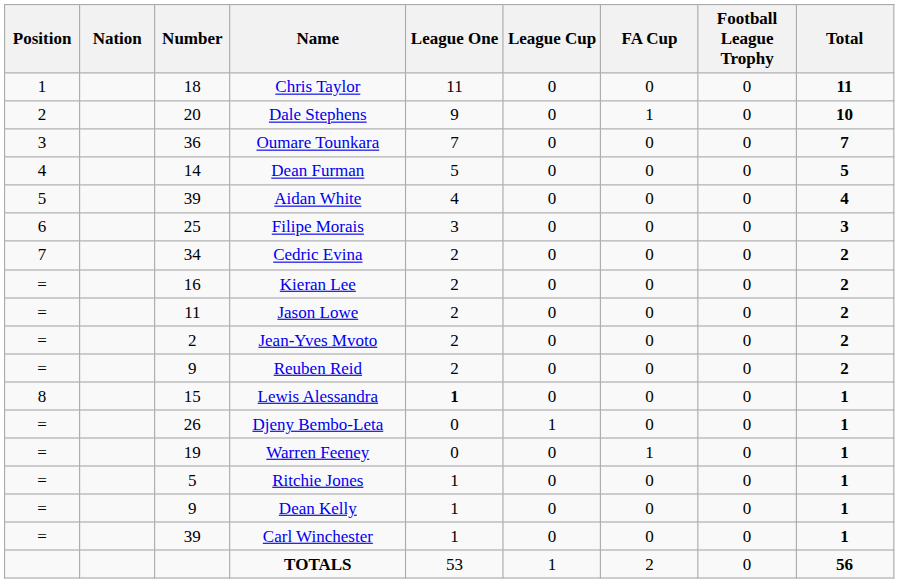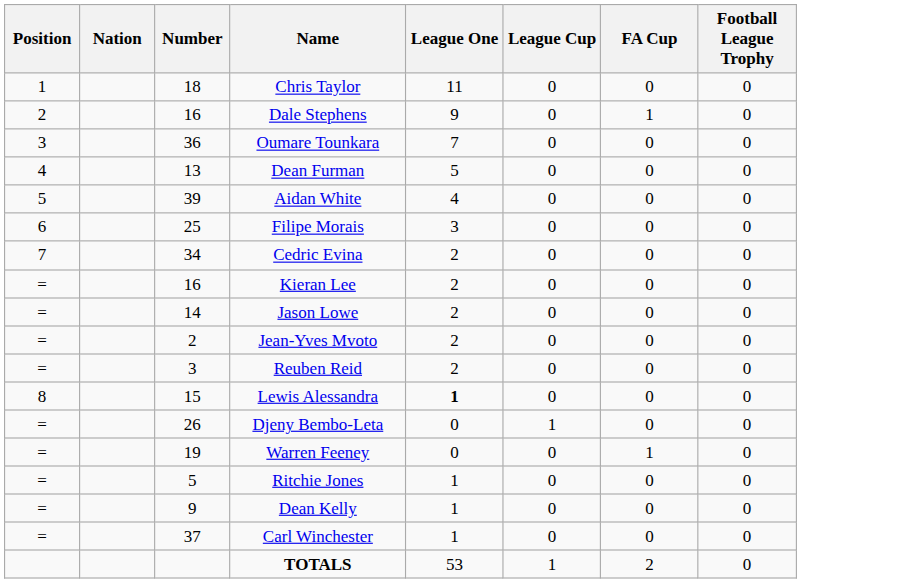- column: (845, 38)
(192, 115) 20 -> (192, 115) 16
(192, 171) 14 -> (192, 171) 13
(192, 311) 11 -> (192, 311) 14
(192, 367) 9 -> (192, 367) 3
(192, 536) 39 -> (192, 536) 37
